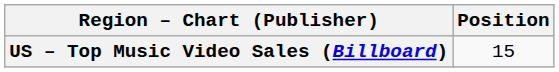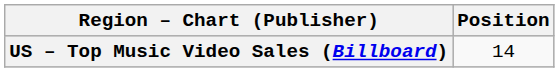(503, 52) 15 -> (503, 52) 14
